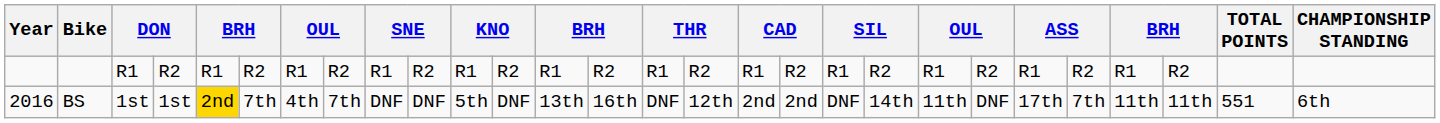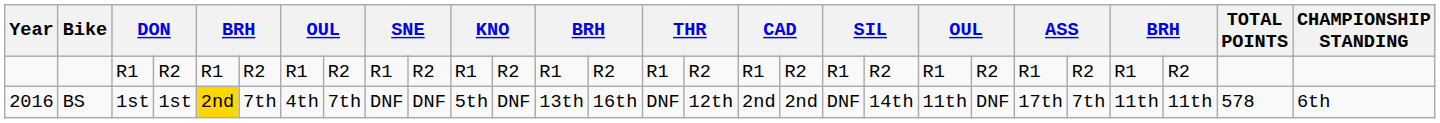(1238, 102) 551 -> (1238, 102) 578
